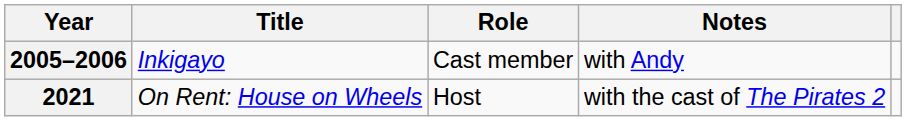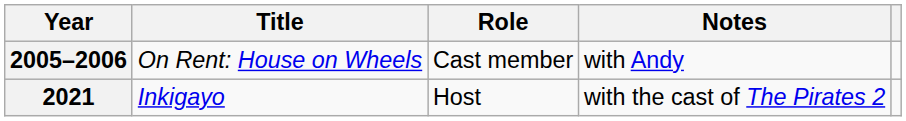(181, 60) Inkigayo -> (280, 60) On Rent: House on Wheels
(280, 97) On Rent: House on Wheels -> (181, 97) Inkigayo
